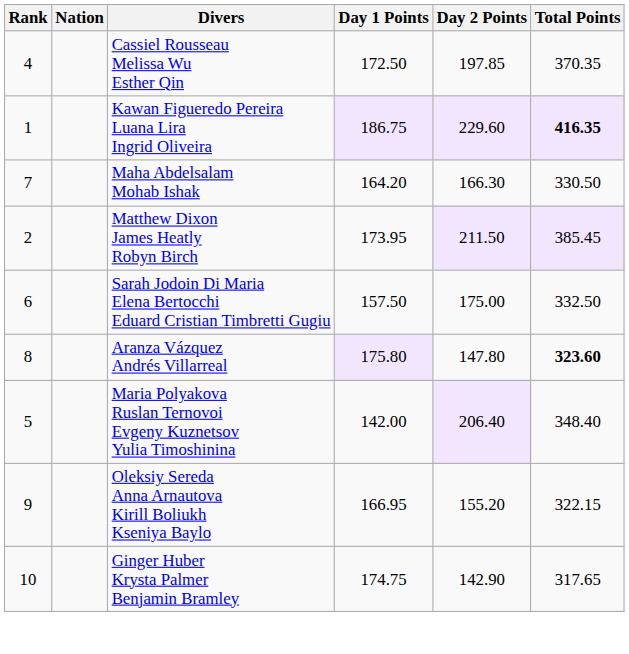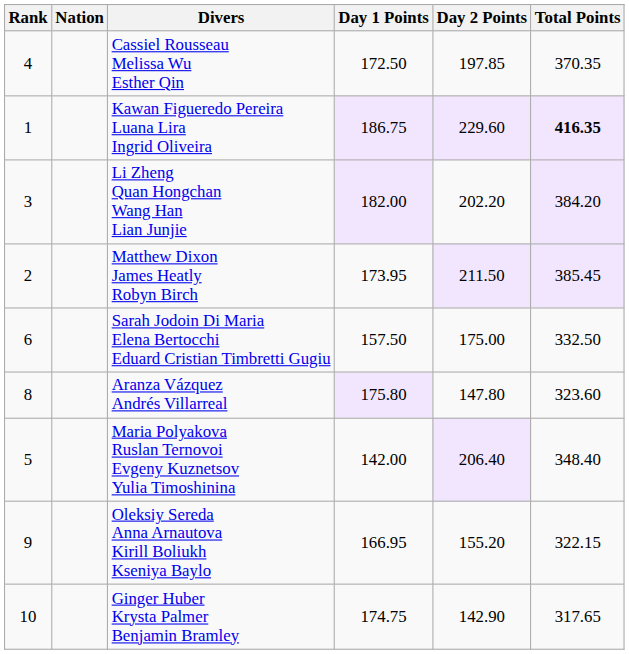+ row: (166, 201)
- row: (173, 182)
(578, 357) bold -> (578, 395) normal
